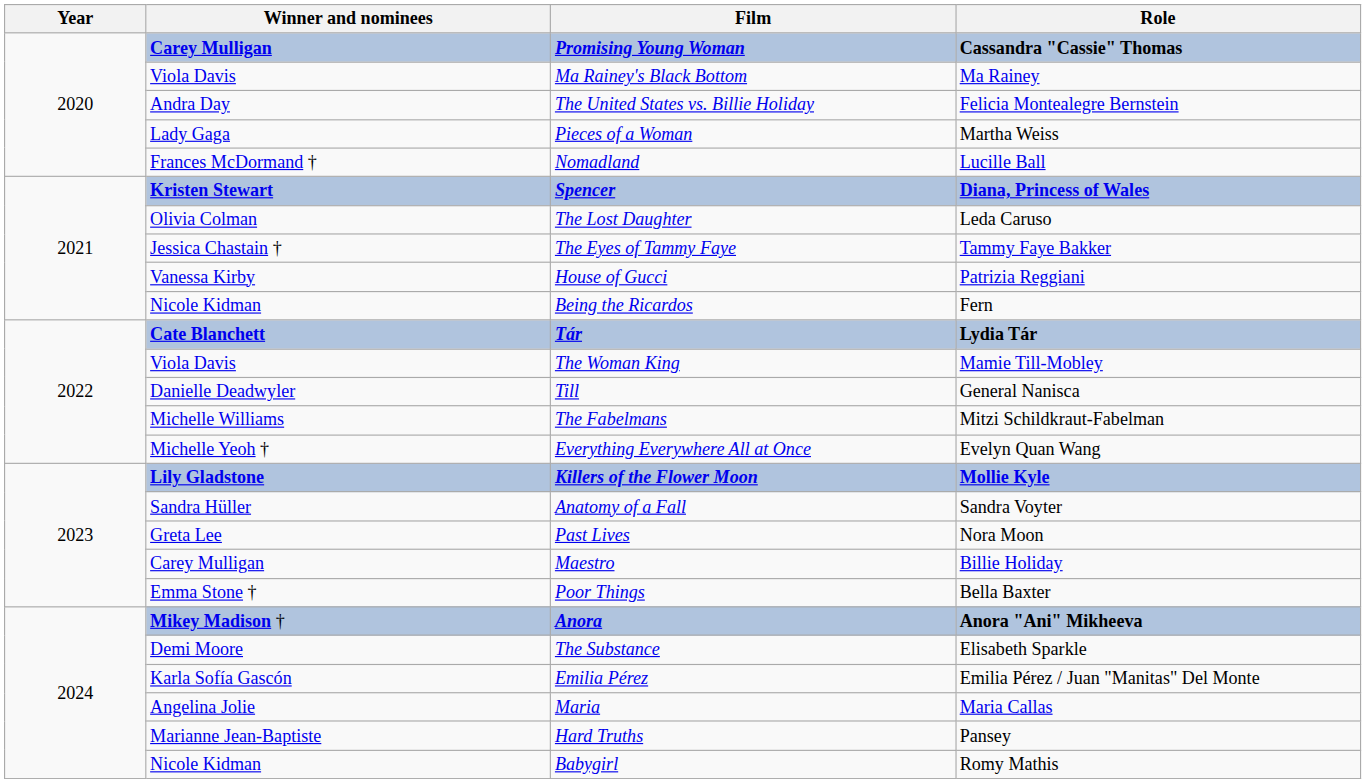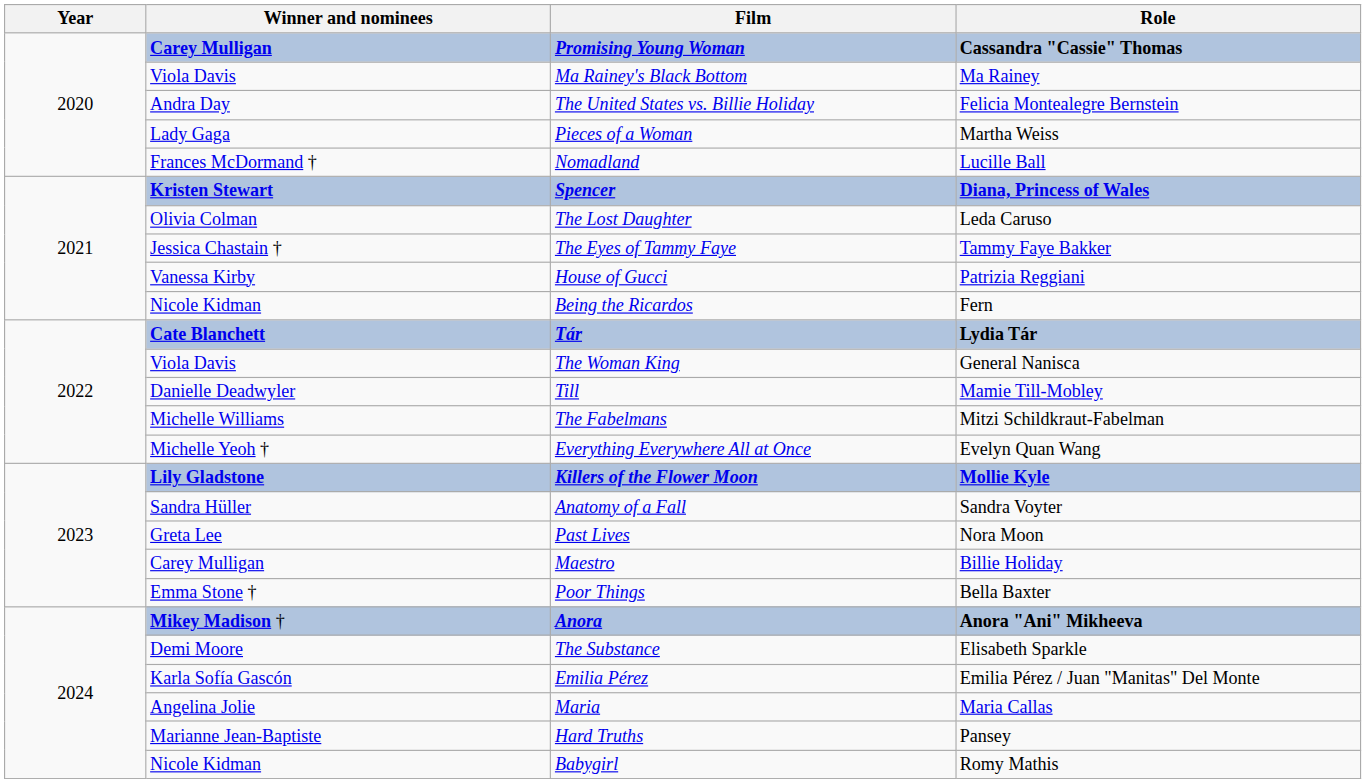(1031, 362) Mamie Till-Mobley -> (1020, 362) General Nanisca
(1020, 391) General Nanisca -> (1031, 391) Mamie Till-Mobley
